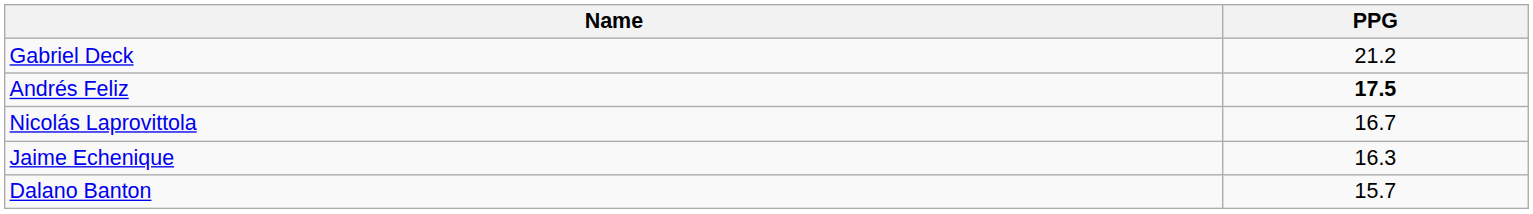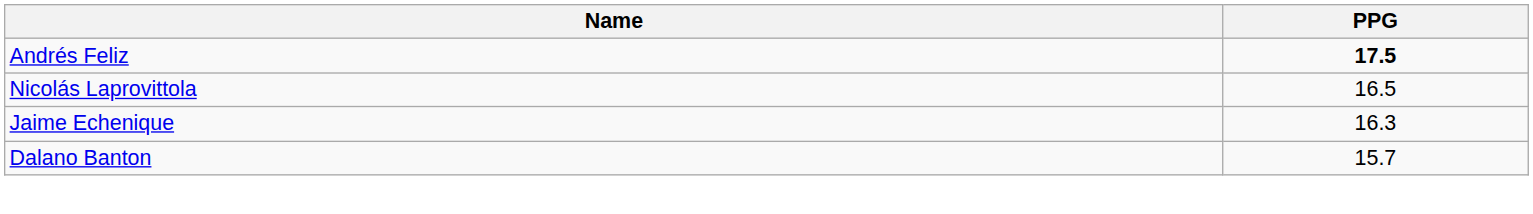- row: (72, 55)
(1375, 123) 16.7 -> (1375, 89) 16.5
